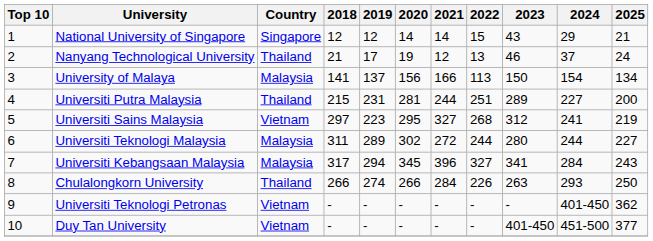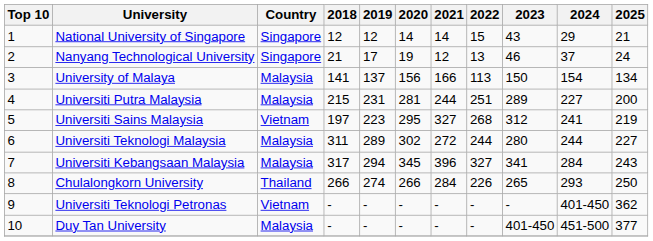(286, 57) Thailand -> (291, 57) Singapore
(286, 99) Thailand -> (287, 99) Malaysia
(338, 120) 297 -> (338, 120) 197
(517, 183) 263 -> (517, 183) 265
(285, 225) Vietnam -> (287, 225) Malaysia
